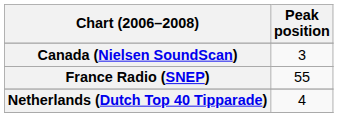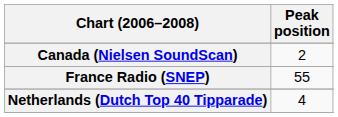(302, 54) 3 -> (302, 54) 2
